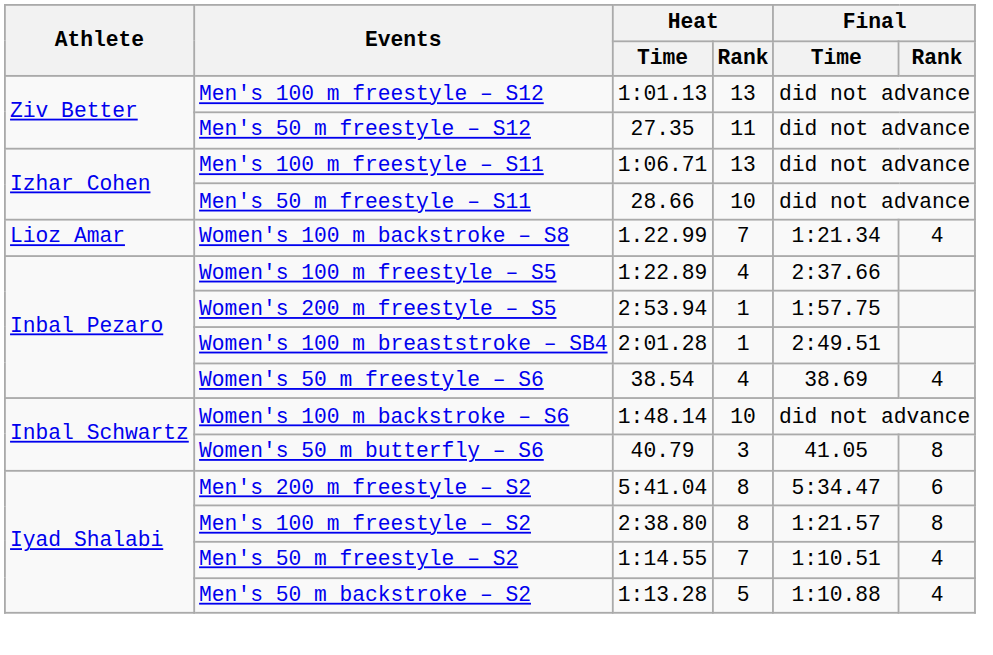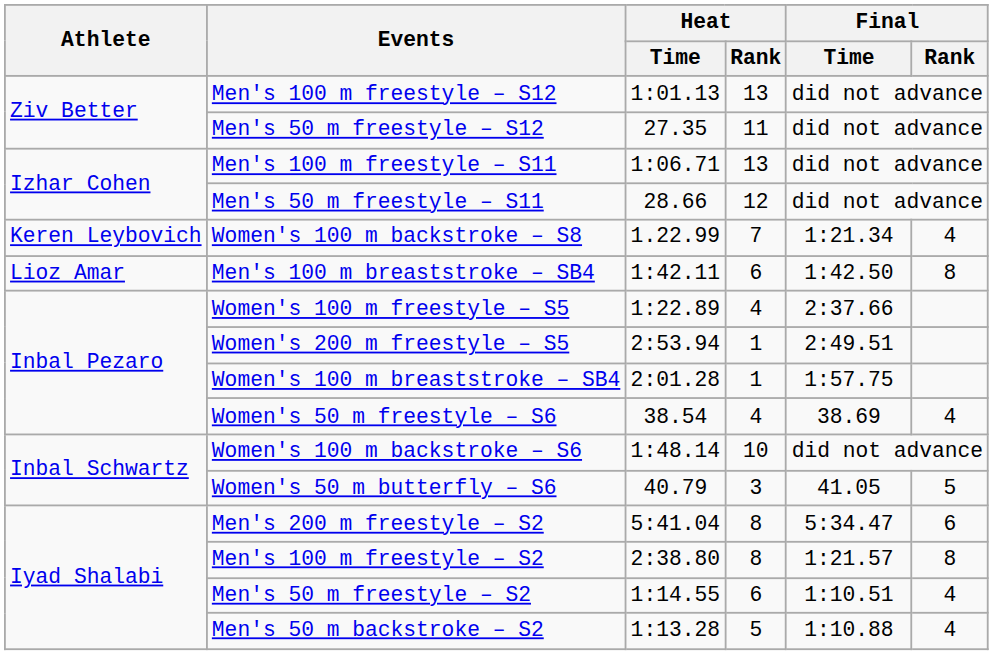(743, 201) 10 -> (756, 201) 12
(68, 237) Lioz Amar -> (106, 237) Keren Leybovich
+ row: (403, 273)
(836, 309) 1:57.75 -> (849, 344) 2:49.51
(836, 344) 2:49.51 -> (849, 380) 1:57.75
(937, 452) 8 -> (950, 488) 5
(743, 559) 7 -> (756, 595) 6
